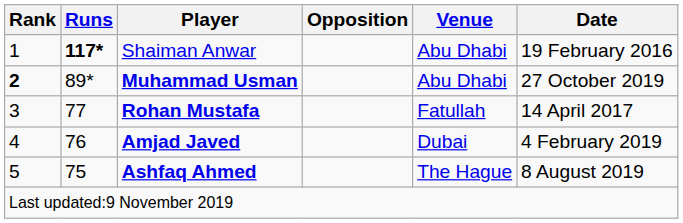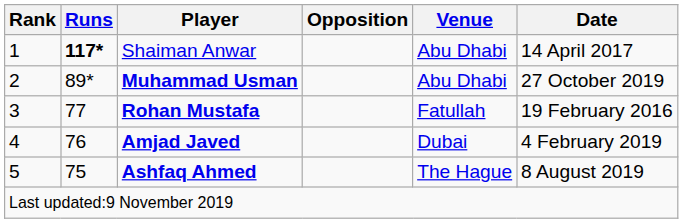(597, 50) 19 February 2016 -> (577, 50) 14 April 2017
(14, 80) bold -> (14, 80) normal
(577, 111) 14 April 2017 -> (597, 111) 19 February 2016
